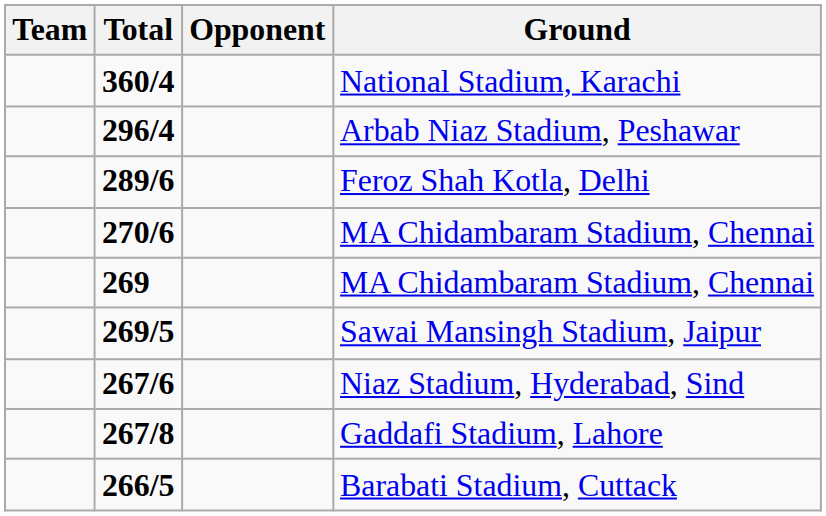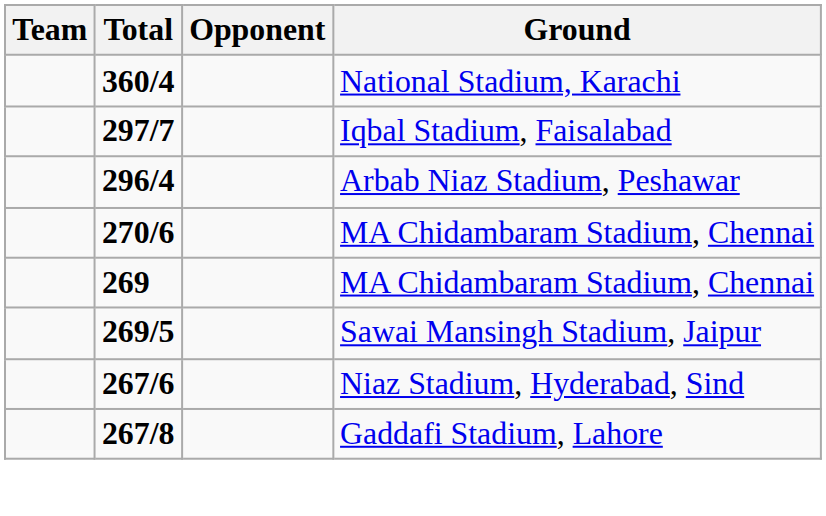+ row: (138, 130)
- row: (138, 181)
- row: (138, 484)
